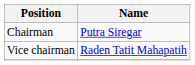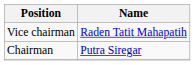rows swapped: (30, 32) <-> (41, 50)
